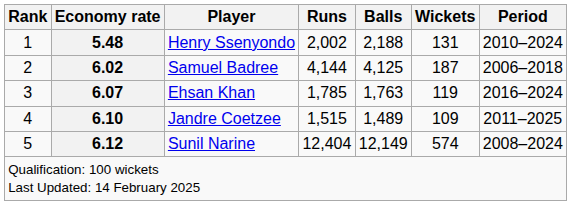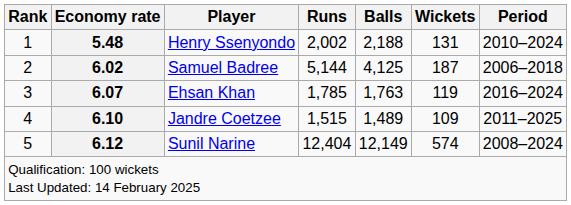(327, 67) 4,144 -> (327, 67) 5,144
